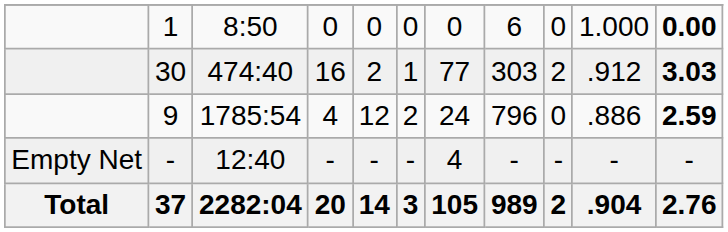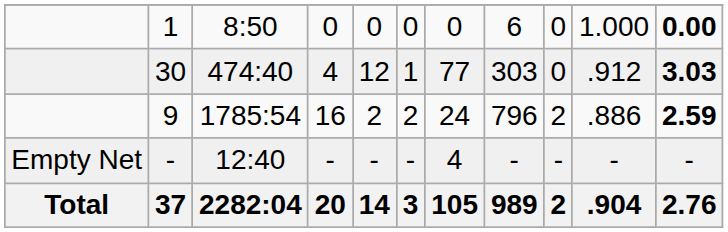(330, 71) 16 -> (330, 71) 4
(374, 71) 2 -> (374, 71) 12
(558, 71) 2 -> (558, 71) 0
(330, 115) 4 -> (330, 115) 16
(374, 115) 12 -> (374, 115) 2
(558, 115) 0 -> (558, 115) 2
